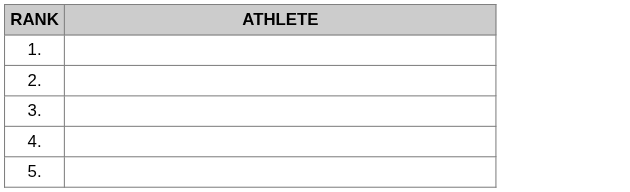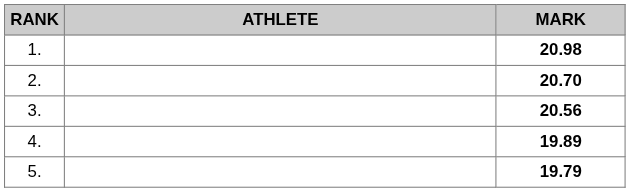+ column: (561, 19)
